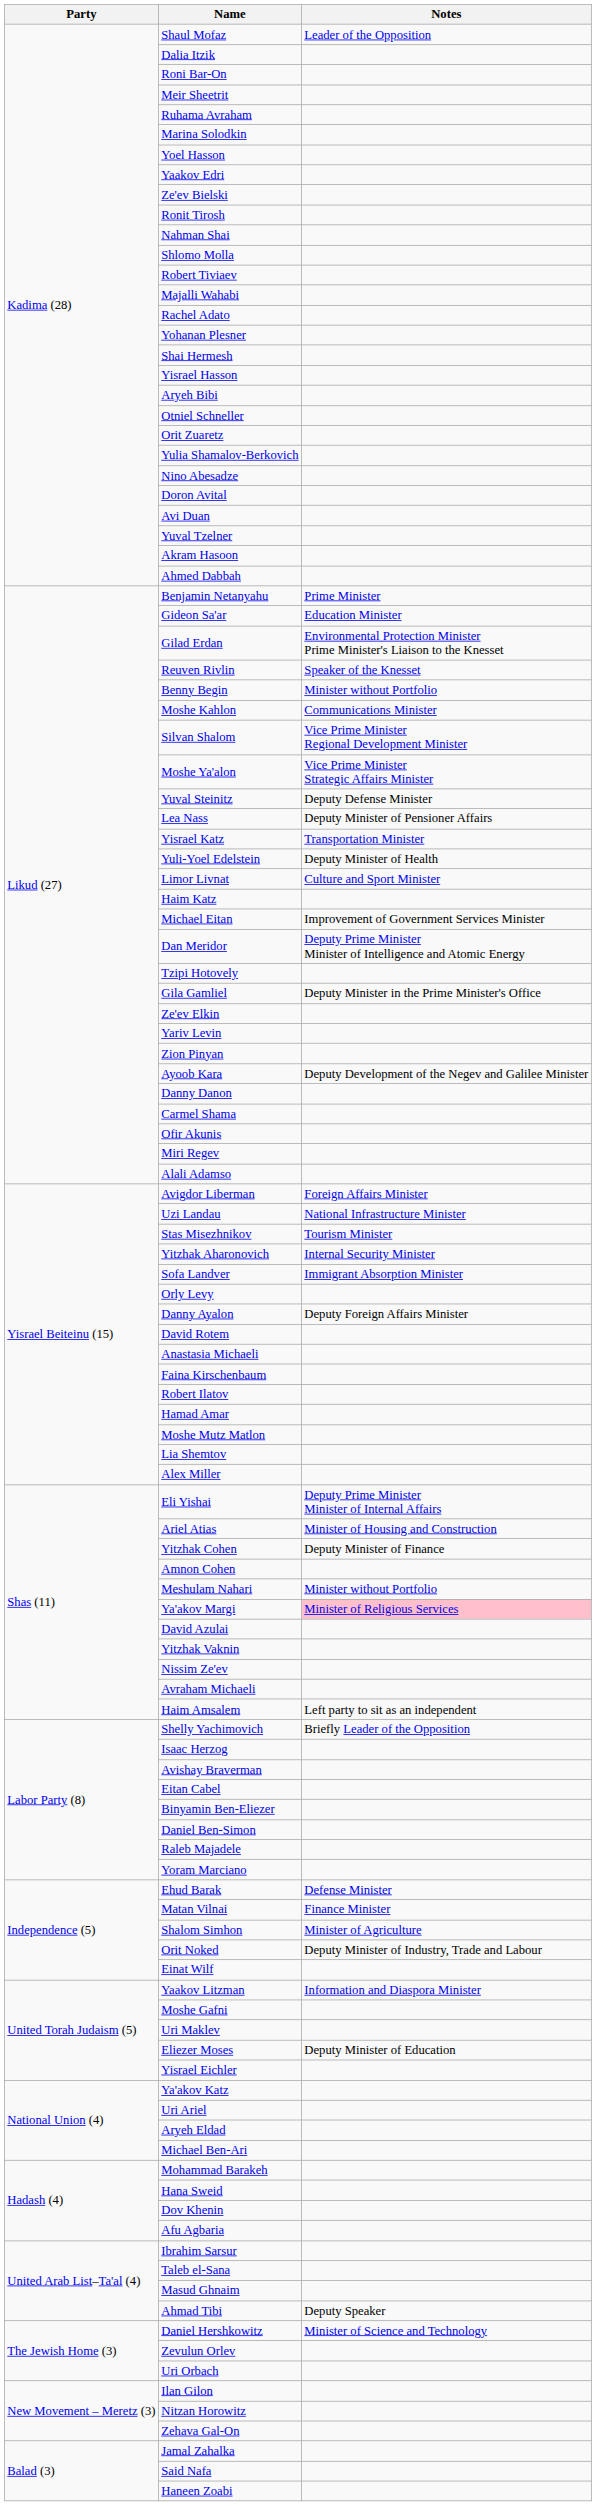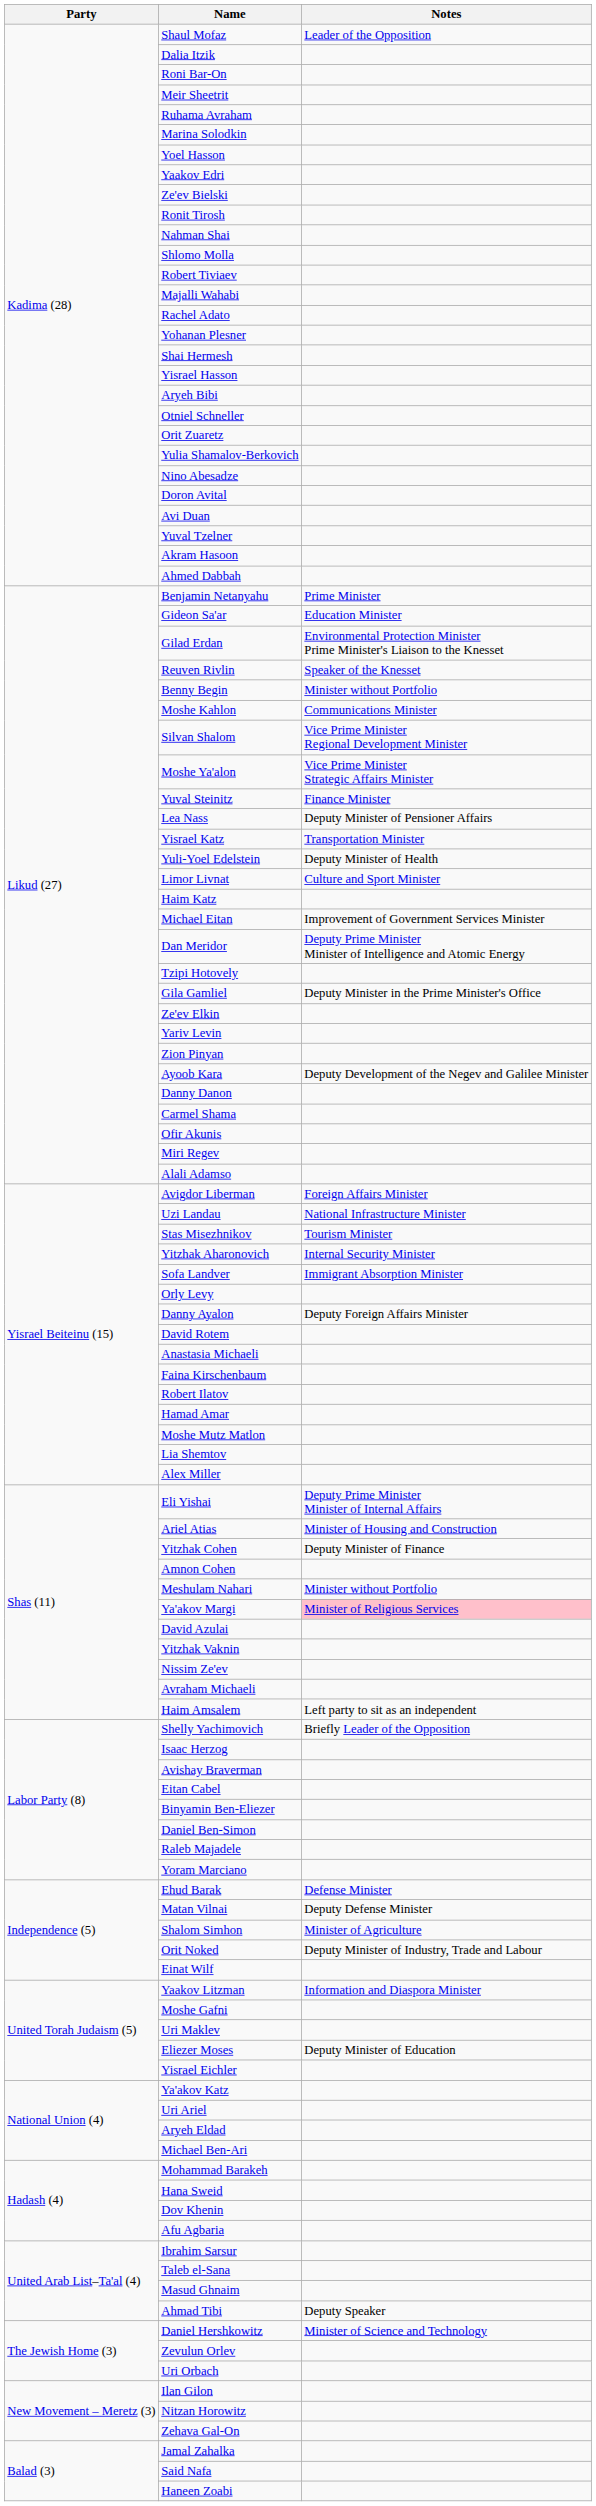(368, 798) Deputy Defense Minister -> (347, 798) Finance Minister
(347, 1909) Finance Minister -> (368, 1909) Deputy Defense Minister
